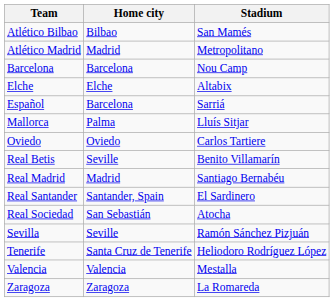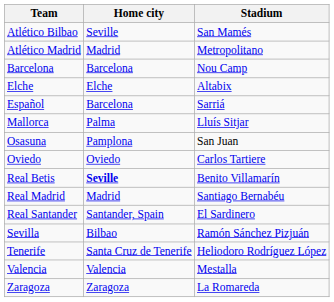(102, 31) Bilbao -> (102, 31) Seville
+ row: (27, 141)
(102, 159) normal -> (102, 178) bold
- row: (40, 214)
(102, 232) Seville -> (102, 232) Bilbao
